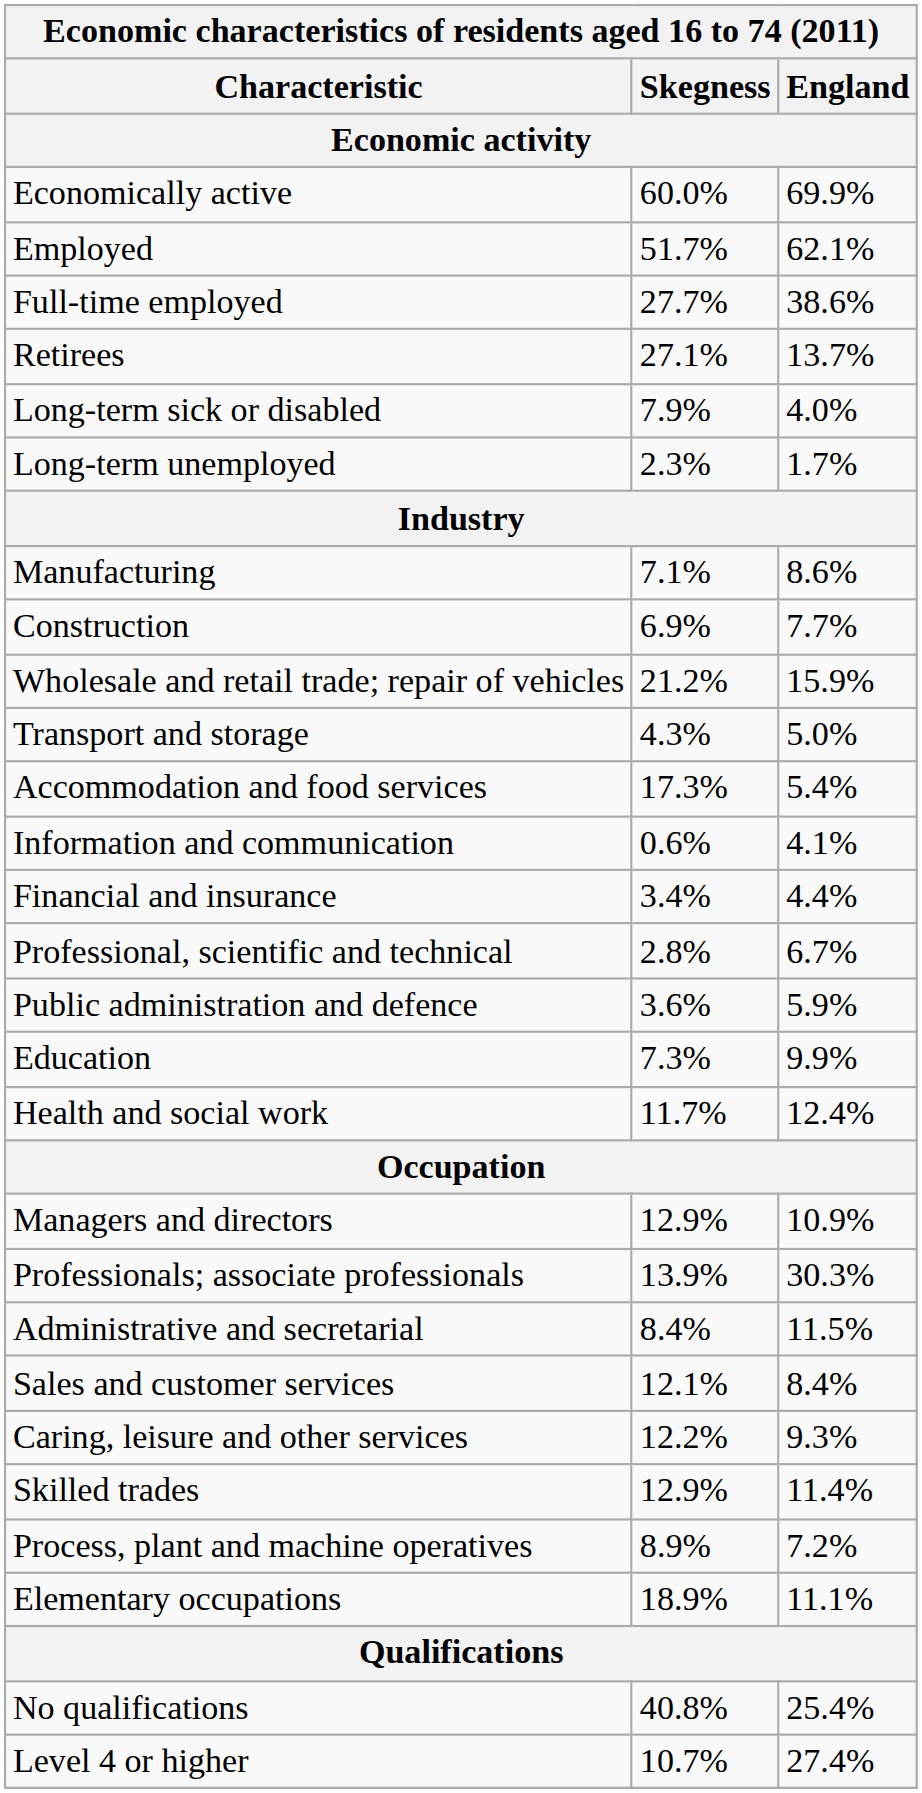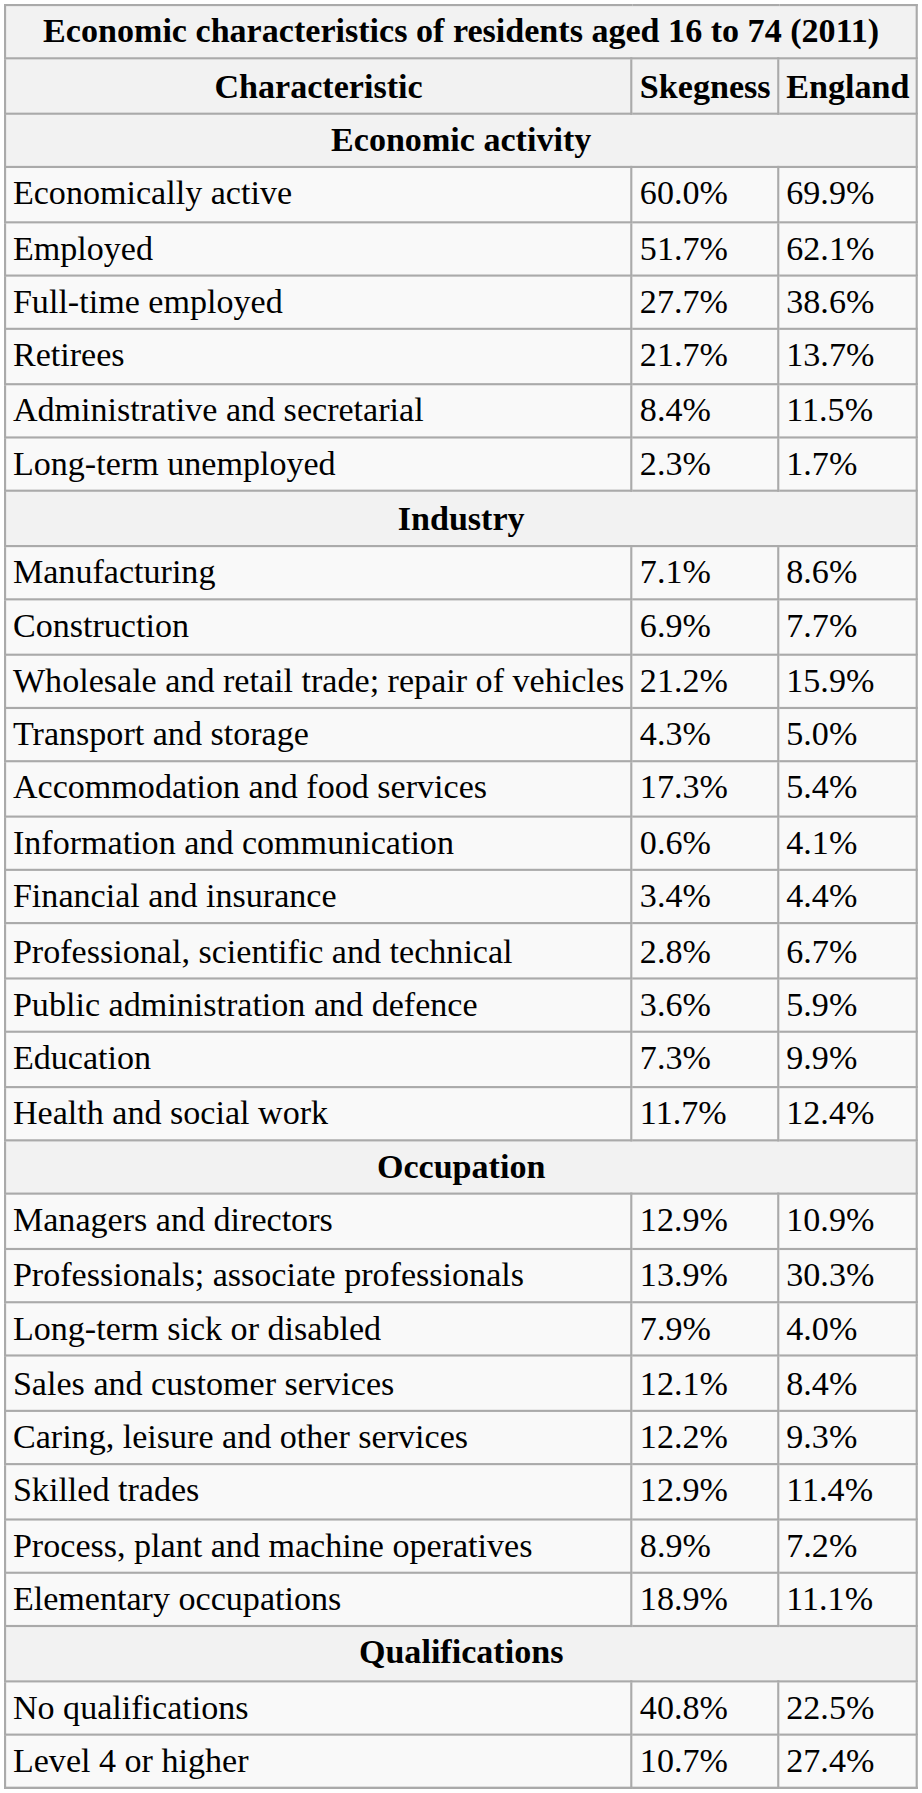(684, 355) 27.1% -> (684, 355) 21.7%
rows swapped: (197, 409) <-> (218, 1328)
(830, 1707) 25.4% -> (830, 1707) 22.5%
